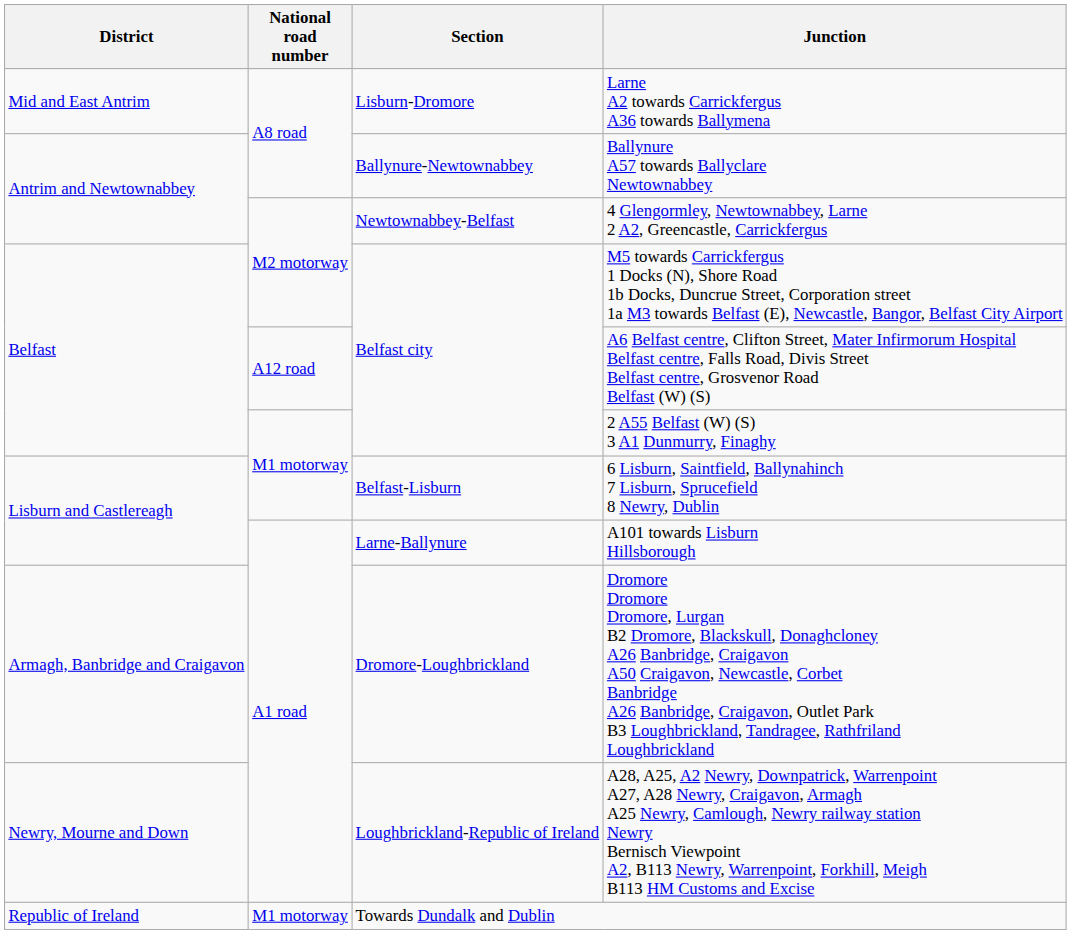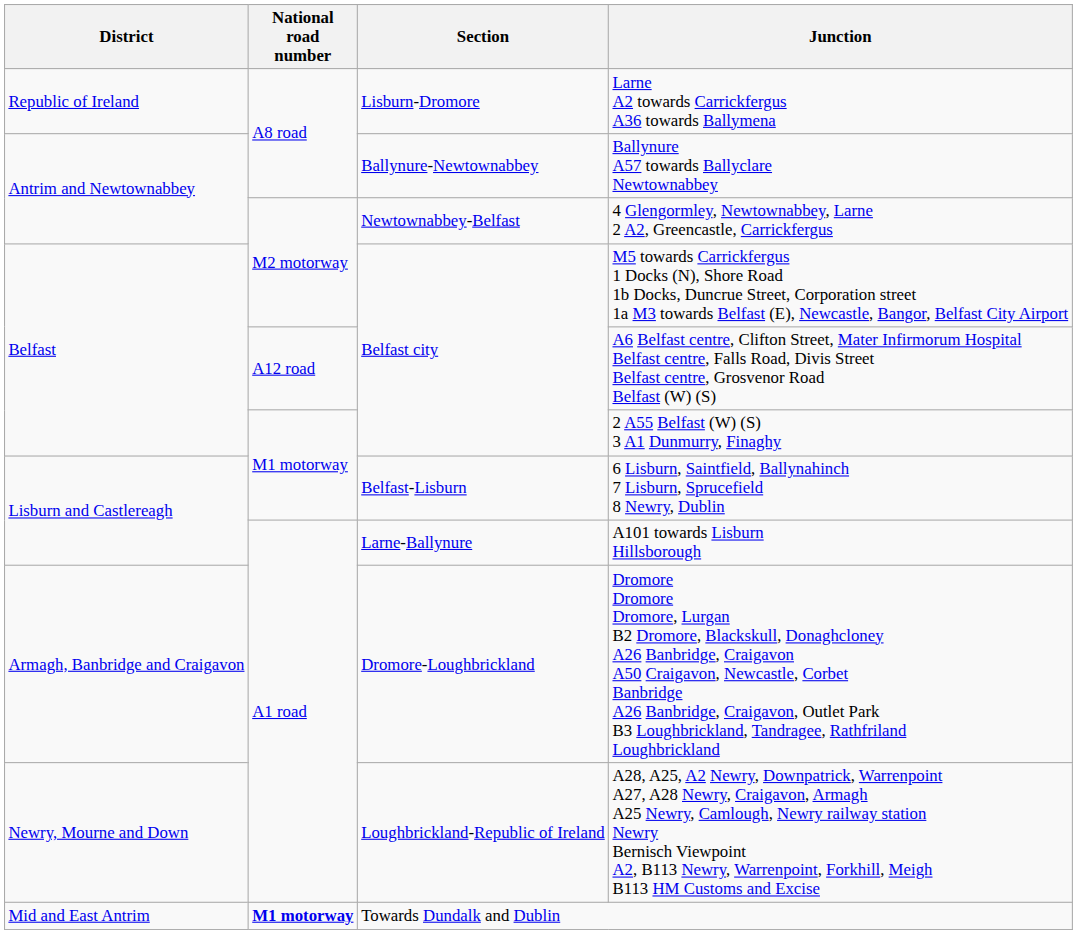(79, 101) Mid and East Antrim -> (74, 101) Republic of Ireland
(74, 915) Republic of Ireland -> (79, 915) Mid and East Antrim
(300, 915) normal -> (303, 915) bold
